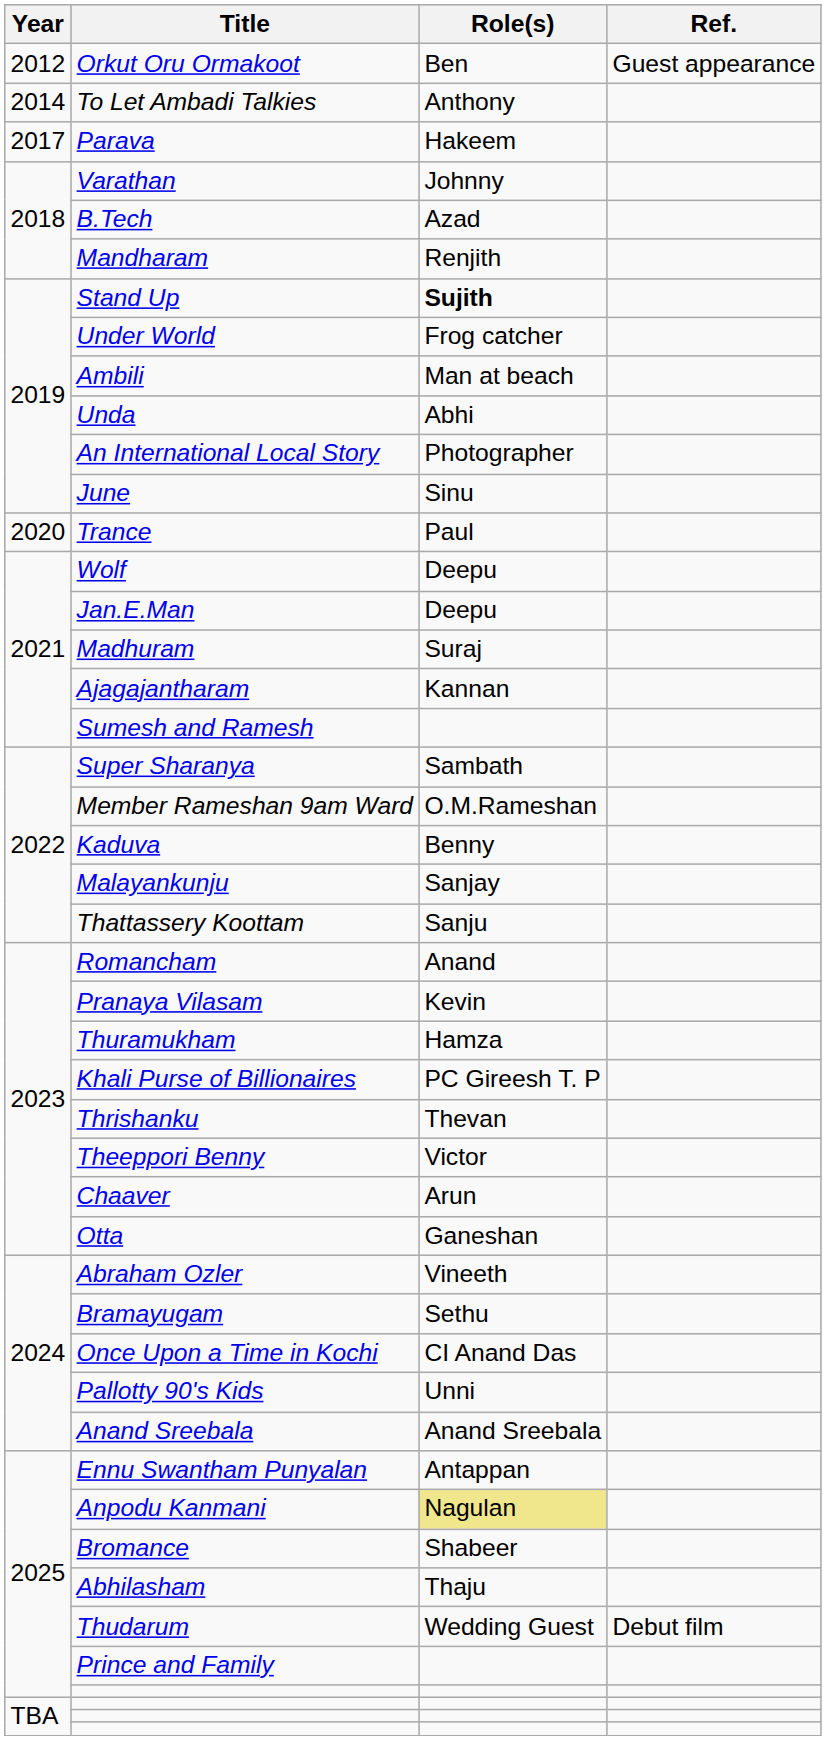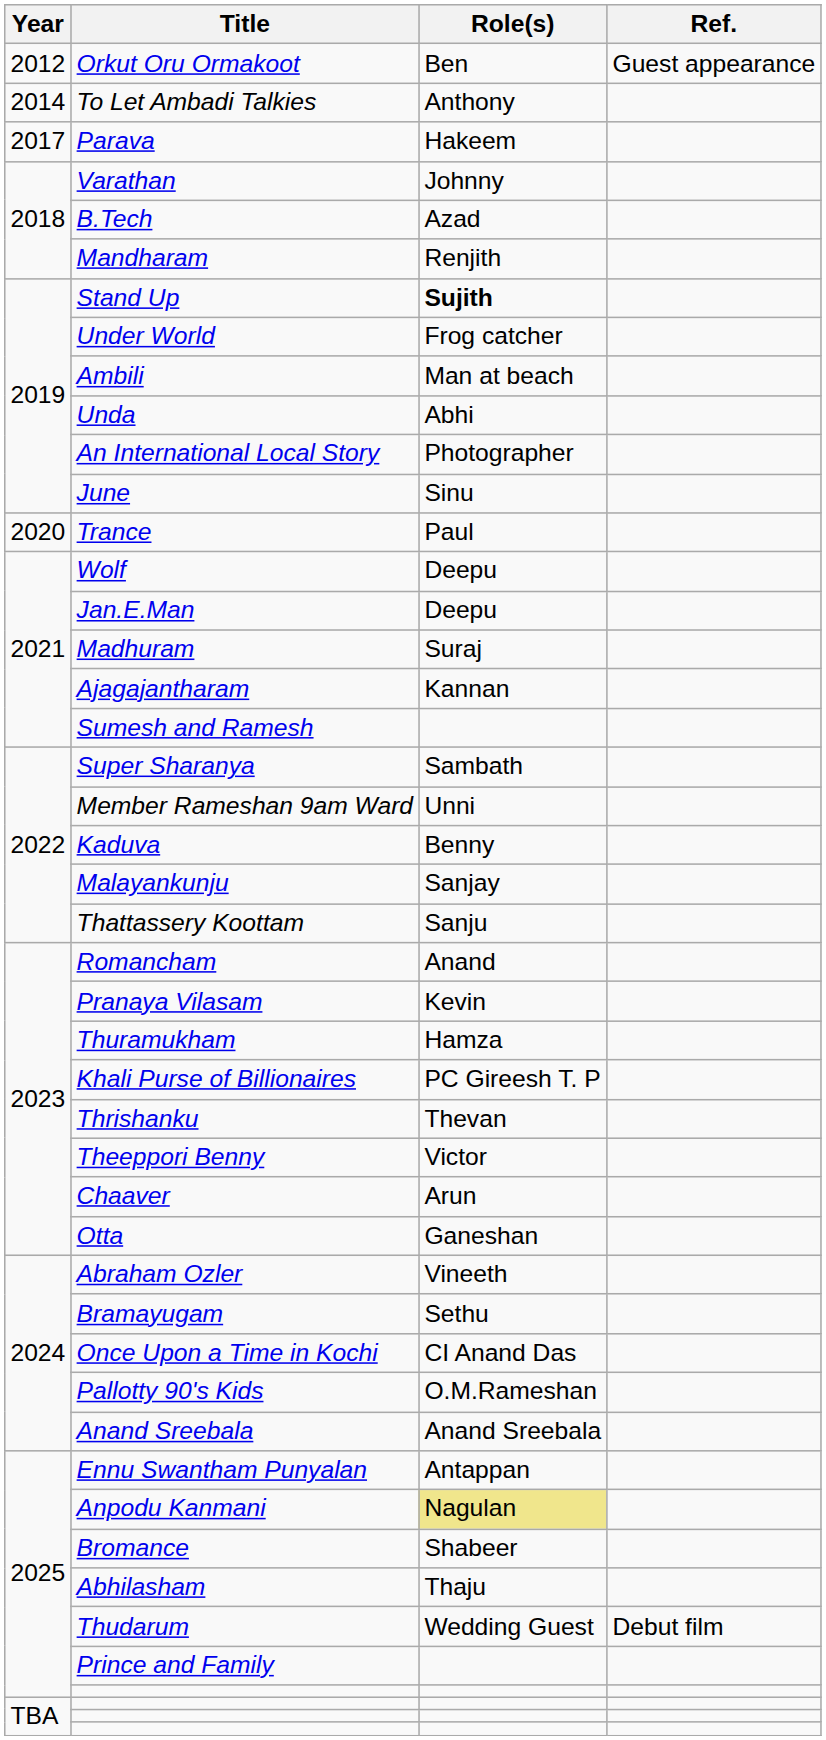(511, 805) O.M.Rameshan -> (450, 805) Unni
(450, 1391) Unni -> (511, 1391) O.M.Rameshan
